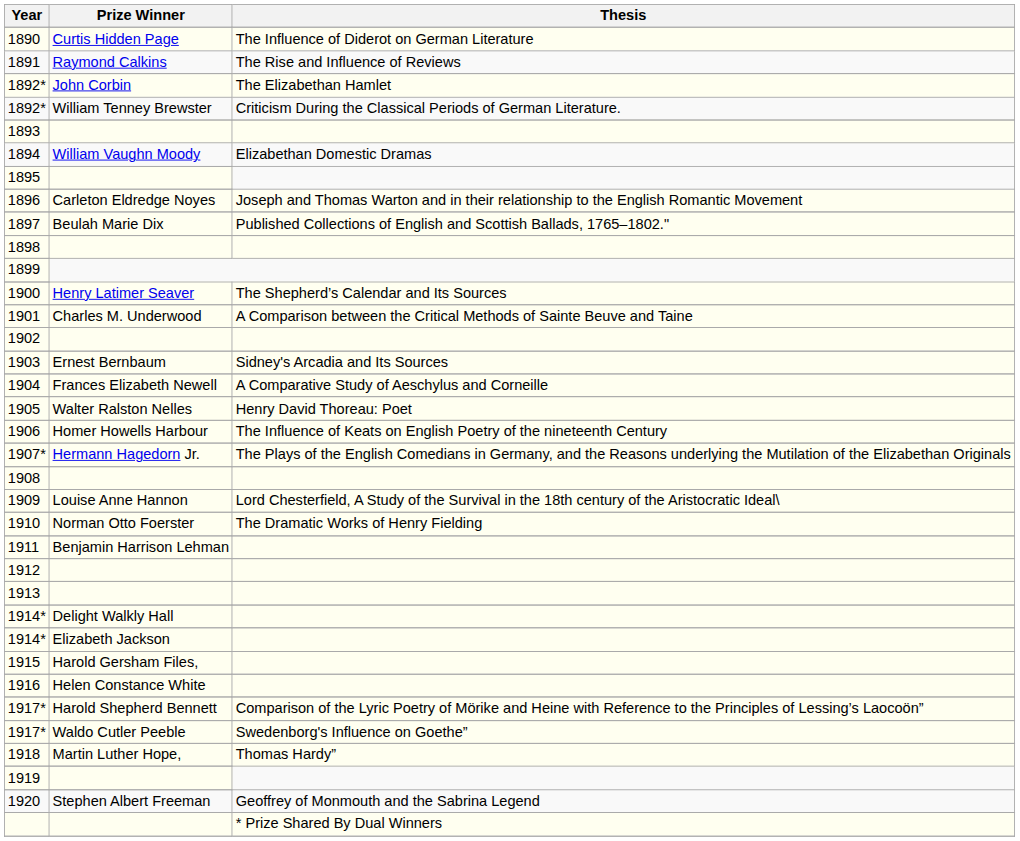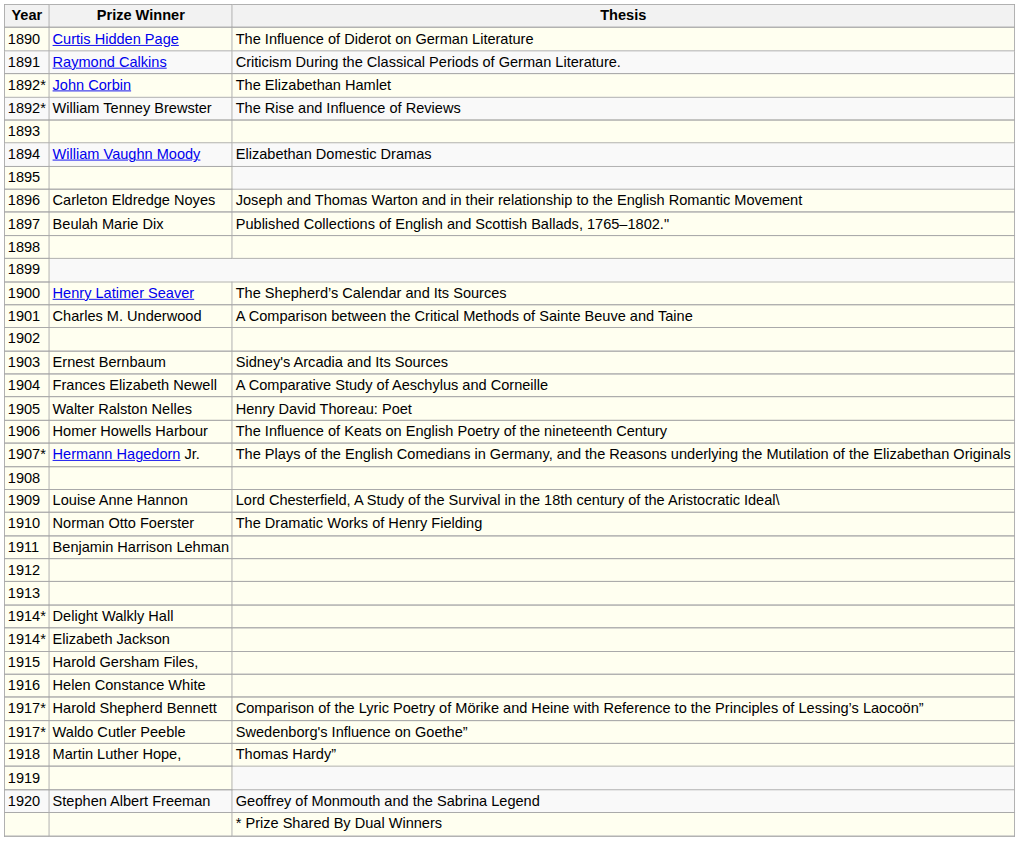(348, 62) The Rise and Influence of Reviews -> (428, 62) Criticism During the Classical Periods of German Literature.
(428, 108) Criticism During the Classical Periods of German Literature. -> (348, 108) The Rise and Influence of Reviews
